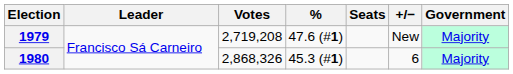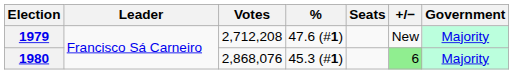(252, 36) 2,719,208 -> (252, 36) 2,712,208
(252, 58) 2,868,326 -> (252, 58) 2,868,076
(415, 58) no background -> (415, 58) lightgreen background
